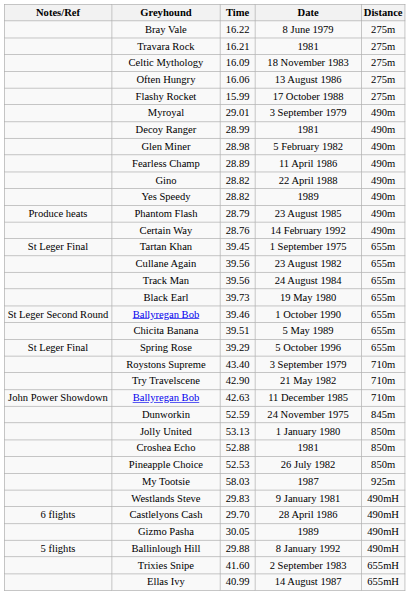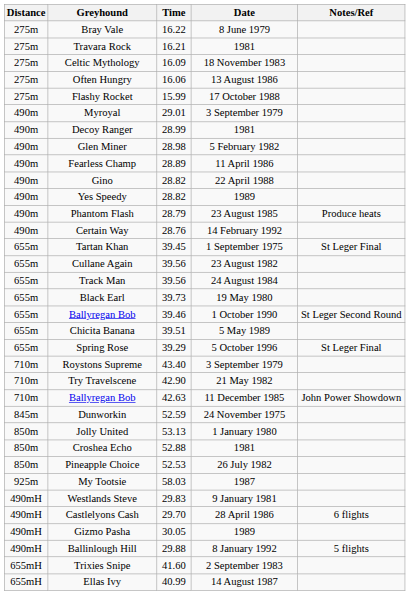columns swapped: (383, 12) <-> (58, 12)
